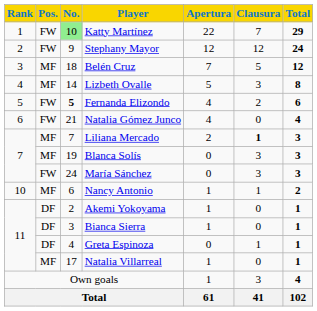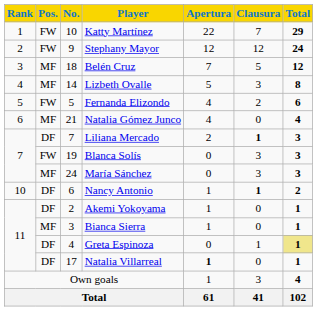(71, 31) lightgreen background -> (71, 31) no background
(71, 102) bold -> (71, 102) normal
(48, 119) FW -> (48, 119) MF
(48, 137) MF -> (48, 137) DF
(48, 155) MF -> (48, 155) FW
(48, 173) FW -> (48, 173) MF
(48, 191) MF -> (48, 191) DF
(258, 191) normal -> (258, 191) bold
(48, 226) DF -> (48, 226) MF
(298, 244) no background -> (298, 244) khaki background
(48, 262) MF -> (48, 262) DF
(209, 262) normal -> (209, 262) bold
